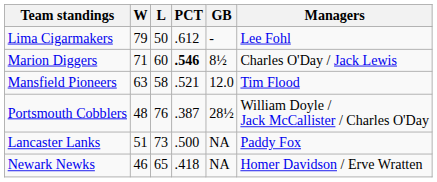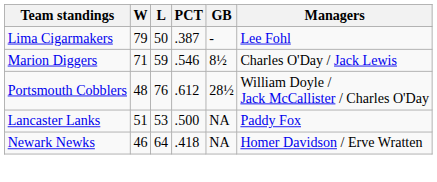(187, 37) .612 -> (187, 37) .387
(161, 60) 60 -> (161, 60) 59
(187, 60) bold -> (187, 60) normal
- row: (62, 82)
(187, 112) .387 -> (187, 90) .612
(161, 143) 73 -> (161, 120) 53
(161, 165) 65 -> (161, 143) 64
